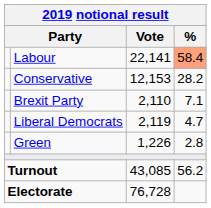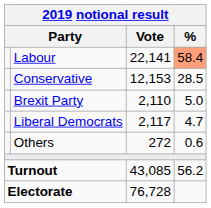(190, 79) 28.2 -> (190, 79) 28.5
(194, 100) 7.1 -> (194, 100) 5.0
(155, 121) 2,119 -> (155, 121) 2,117
- row: (32, 143)
+ row: (34, 143)
